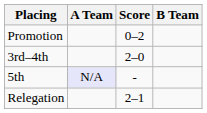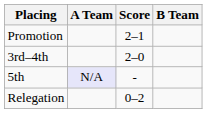(135, 35) 0–2 -> (135, 35) 2–1
(135, 98) 2–1 -> (135, 98) 0–2
